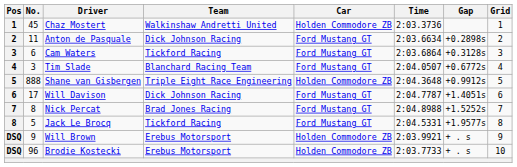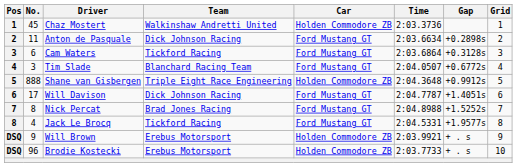(33, 123) 5 -> (33, 123) 4
